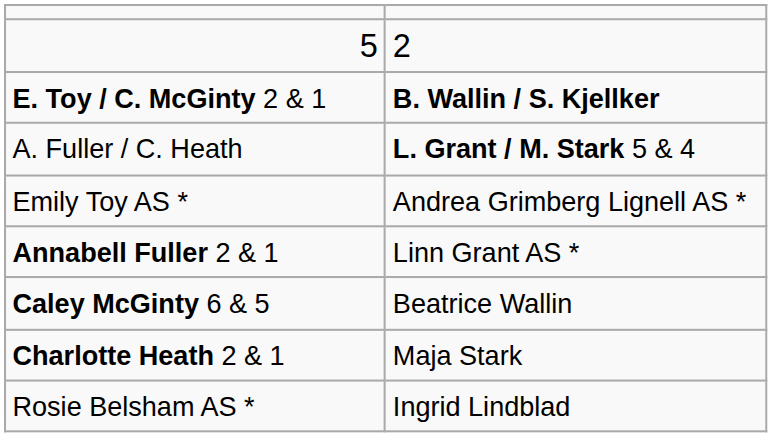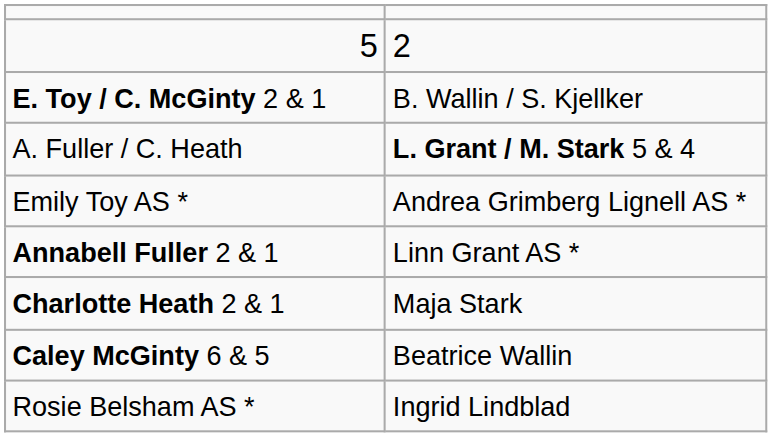(526, 96) bold -> (518, 98) normal
rows swapped: (141, 304) <-> (149, 356)
